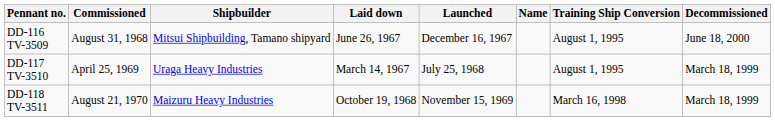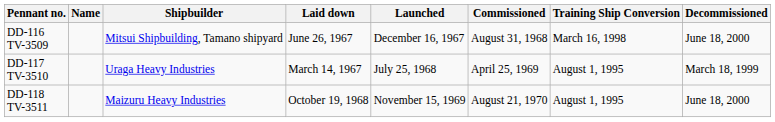columns swapped: (533, 13) <-> (109, 13)
(588, 38) August 1, 1995 -> (589, 38) March 16, 1998
(589, 100) March 16, 1998 -> (588, 100) August 1, 1995
(722, 100) March 18, 1999 -> (717, 100) June 18, 2000
